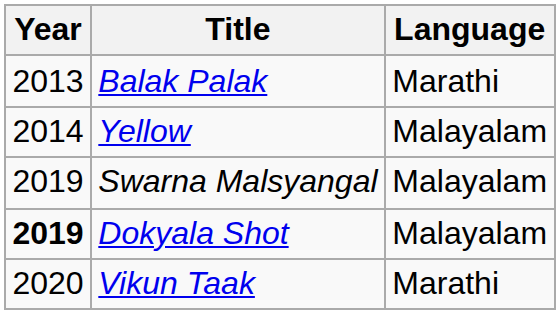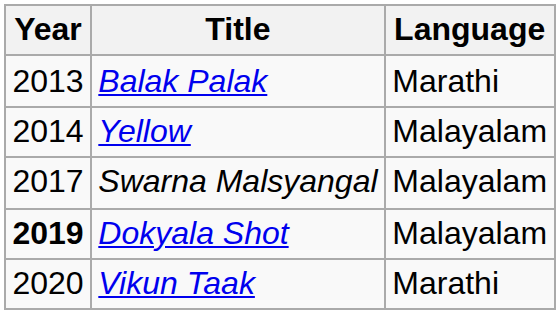(48, 182) 2019 -> (48, 182) 2017
